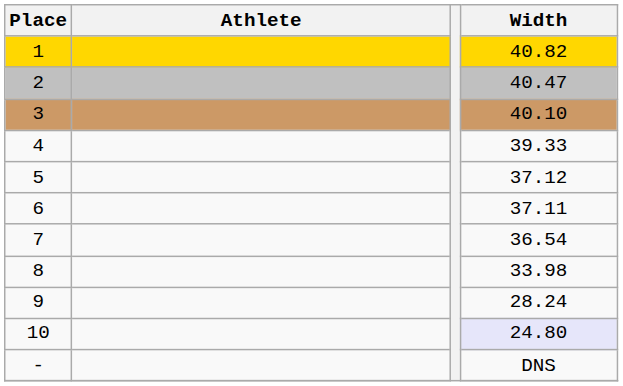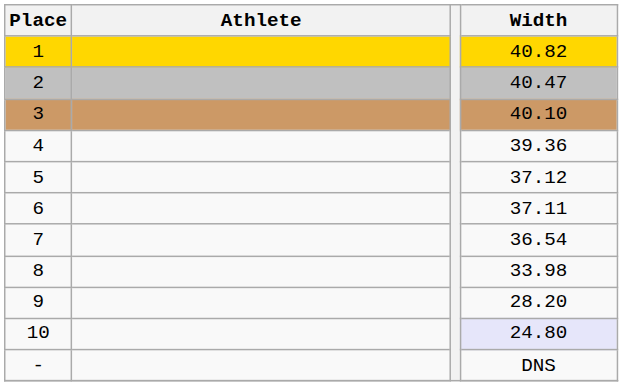(539, 146) 39.33 -> (539, 146) 39.36
(539, 303) 28.24 -> (539, 303) 28.20
